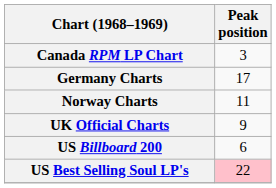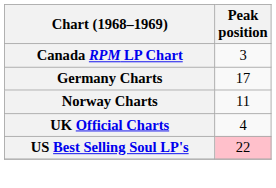(243, 124) 9 -> (243, 124) 4
- row: (110, 147)
